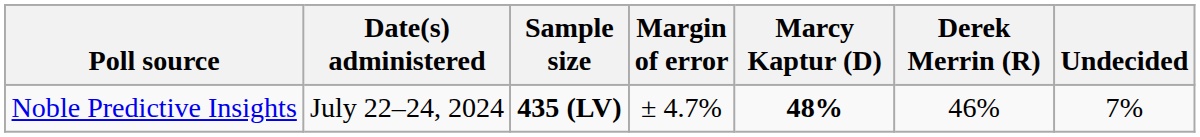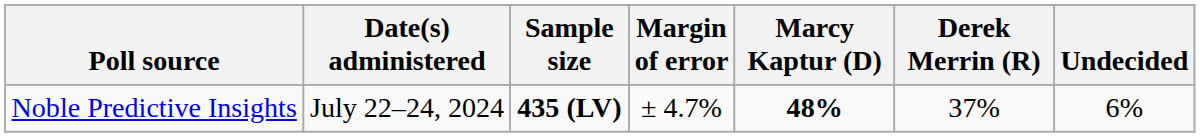(974, 107) 46% -> (974, 107) 37%
(1124, 107) 7% -> (1124, 107) 6%
